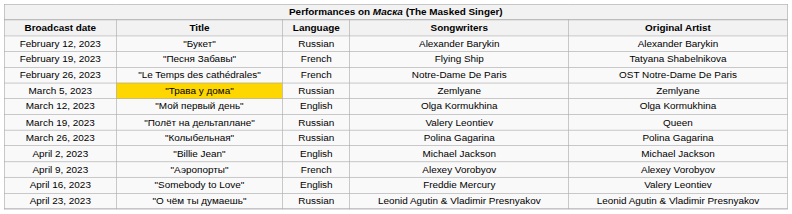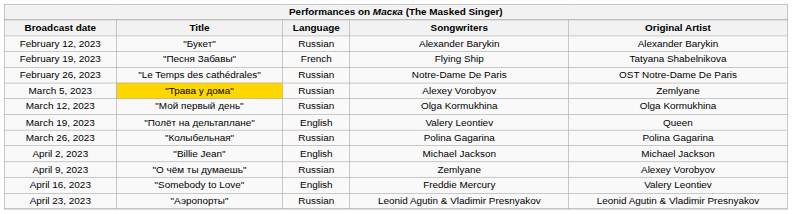(316, 75) French -> (316, 75) Russian
(459, 91) Zemlyane -> (459, 91) Alexey Vorobyov
(316, 106) English -> (316, 106) Russian
(316, 122) Russian -> (316, 122) English
(199, 169) "Аэропорты" -> (199, 169) "О чём ты думаешь"
(316, 169) French -> (316, 169) Russian
(459, 169) Alexey Vorobyov -> (459, 169) Zemlyane
(199, 201) "О чём ты думаешь" -> (199, 201) "Аэропорты"
